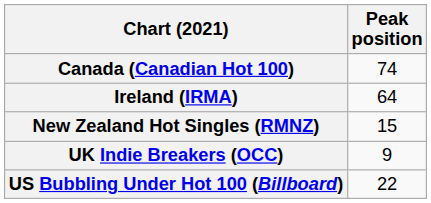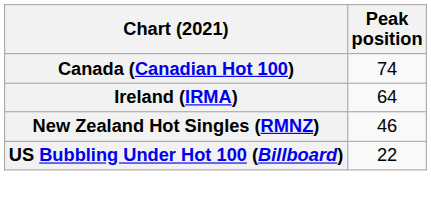(387, 126) 15 -> (387, 126) 46
- row: (176, 155)
